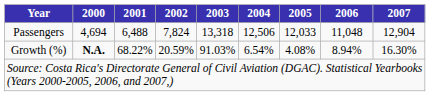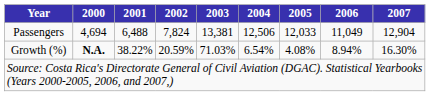(218, 31) 13,318 -> (218, 31) 13,381
(347, 31) 11,048 -> (347, 31) 11,049
(135, 50) 68.22% -> (135, 50) 38.22%
(218, 50) 91.03% -> (218, 50) 71.03%
